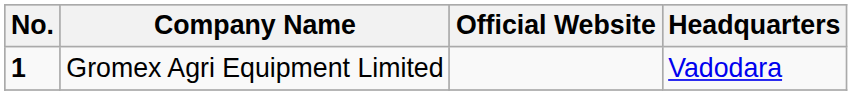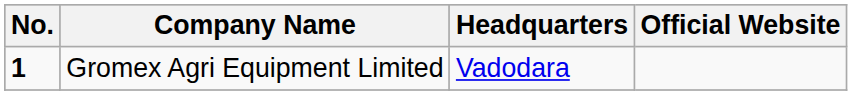columns swapped: (754, 25) <-> (556, 25)
